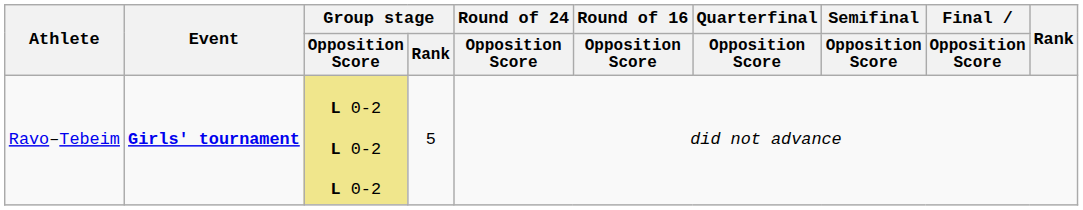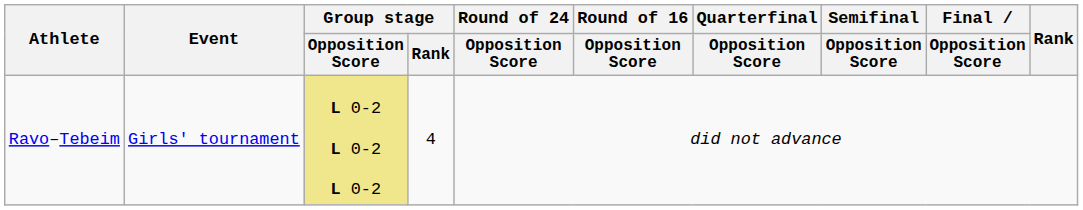(214, 140) bold -> (214, 140) normal
(431, 140) 5 -> (431, 140) 4
